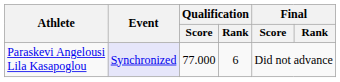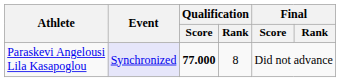(199, 60) normal -> (199, 60) bold
(235, 60) 6 -> (235, 60) 8
